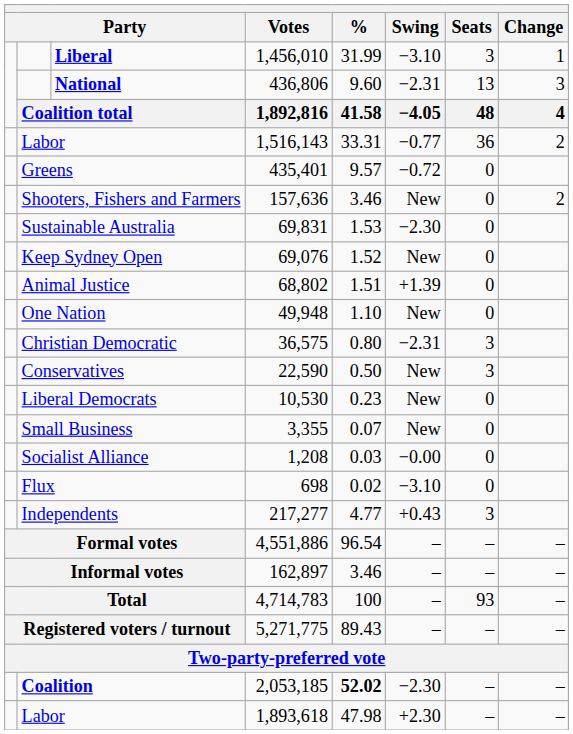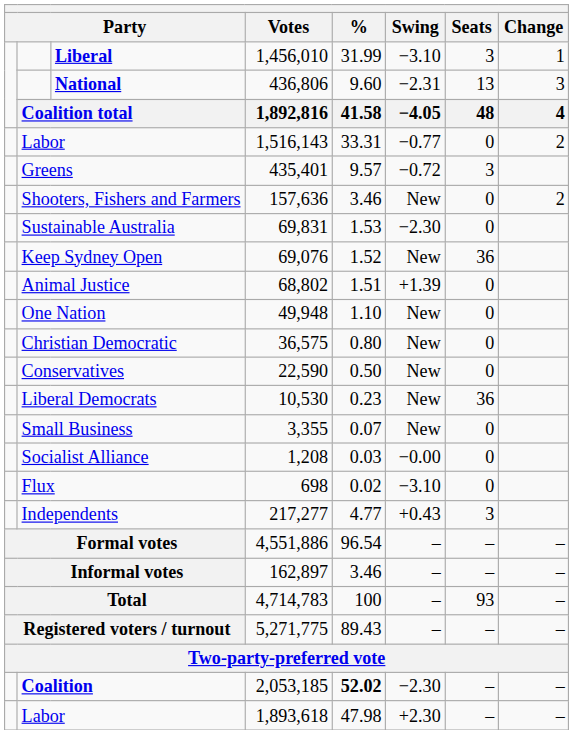(485, 141) 36 -> (490, 141) 0
(490, 170) 0 -> (490, 170) 3
(490, 256) 0 -> (485, 256) 36
(420, 342) −2.31 -> (424, 342) New
(490, 342) 3 -> (490, 342) 0
(490, 371) 3 -> (490, 371) 0
(490, 399) 0 -> (485, 399) 36
